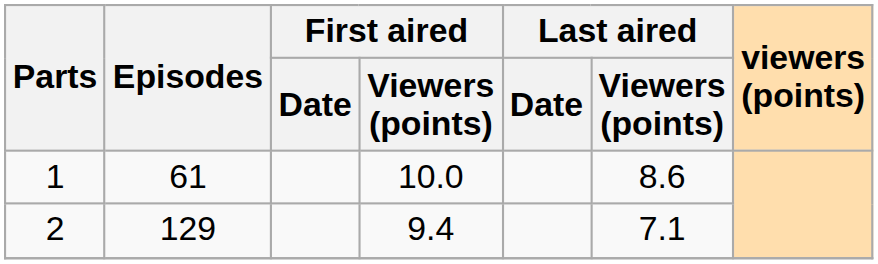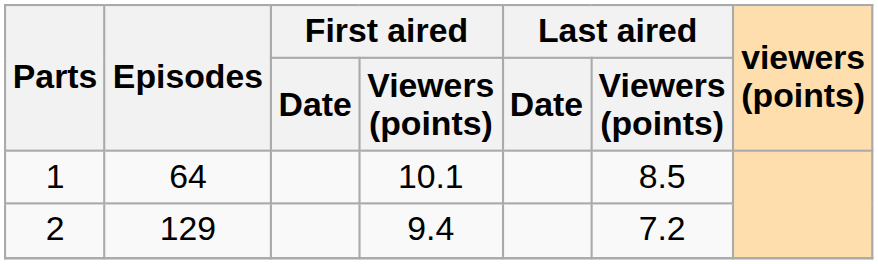(188, 176) 61 -> (188, 176) 64
(431, 176) 10.0 -> (431, 176) 10.1
(662, 176) 8.6 -> (662, 176) 8.5
(662, 229) 7.1 -> (662, 229) 7.2
